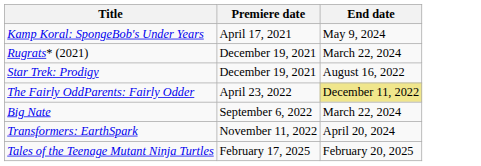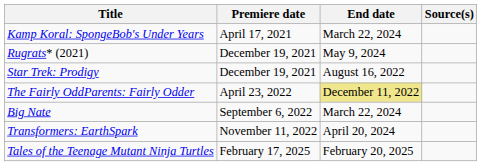+ column: (449, 14)
(354, 33) May 9, 2024 -> (362, 33) March 22, 2024
(362, 53) March 22, 2024 -> (354, 53) May 9, 2024
